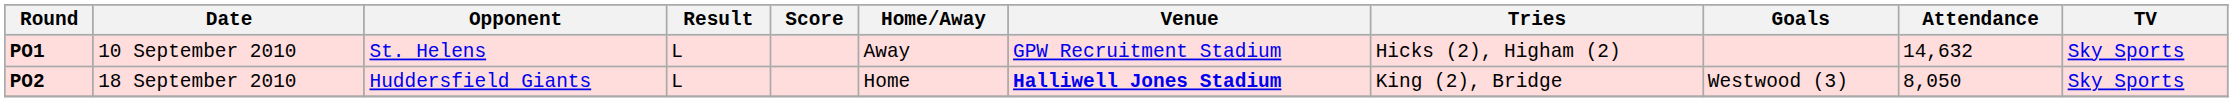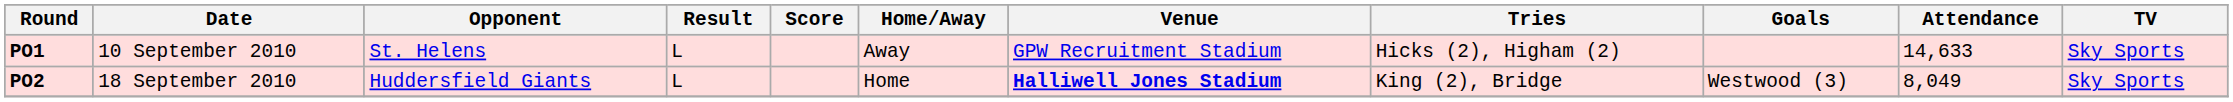(1938, 51) 14,632 -> (1938, 51) 14,633
(1932, 82) 8,050 -> (1932, 82) 8,049
